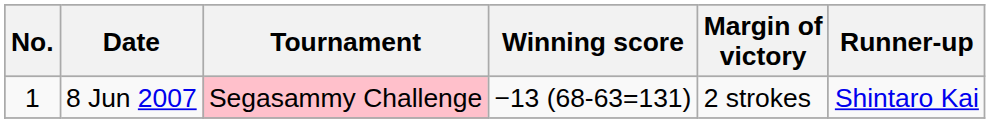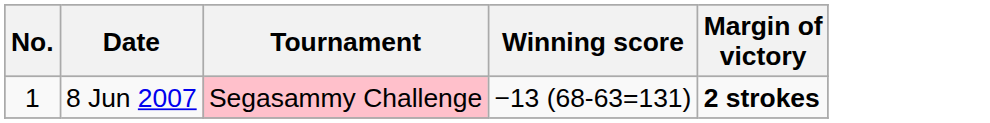- column: (907, 41)
(757, 97) normal -> (762, 97) bold
